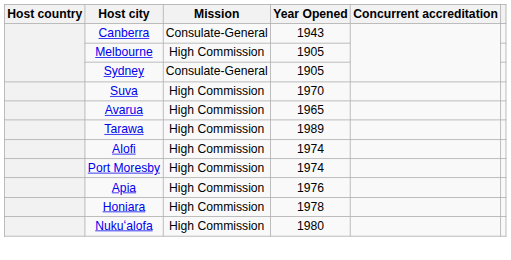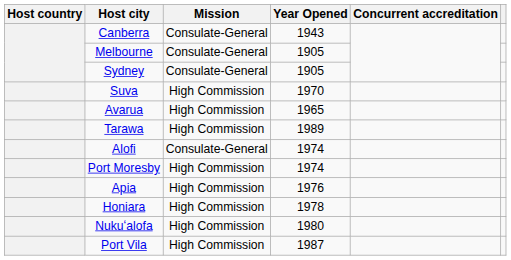(217, 52) High Commission -> (217, 52) Consulate-General
(217, 149) High Commission -> (217, 149) Consulate-General
+ row: (124, 245)
